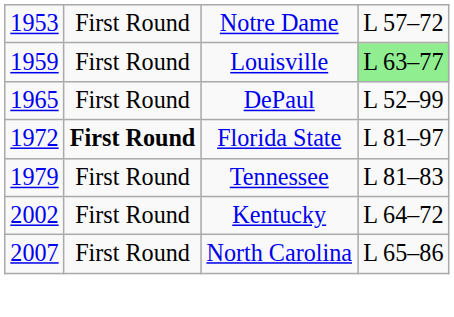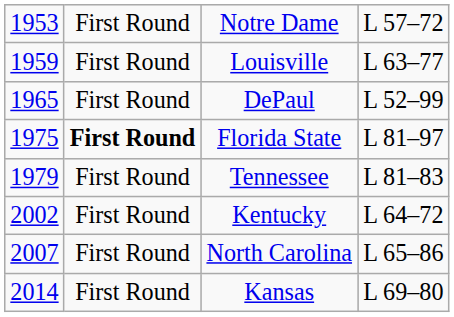(403, 61) lightgreen background -> (403, 61) no background
(34, 138) 1972 -> (34, 138) 1975
+ row: (279, 291)
